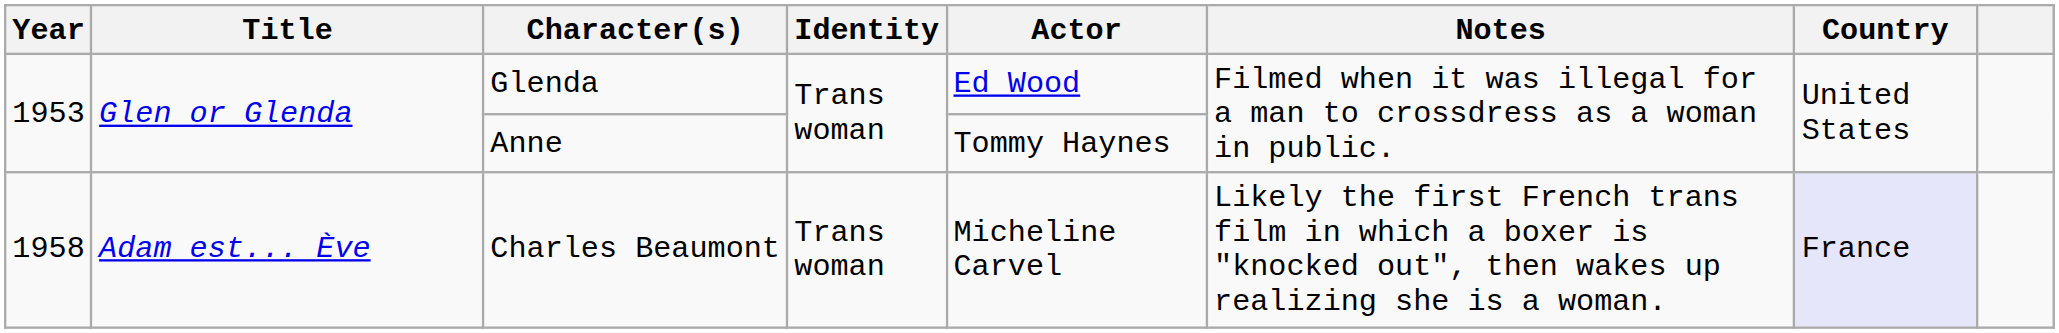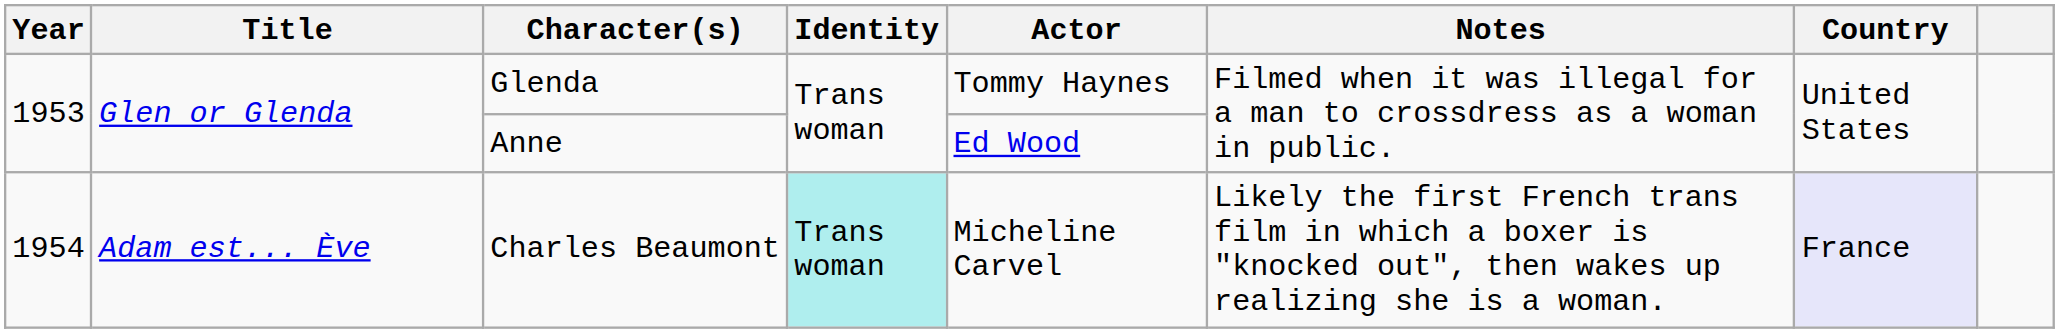(1017, 84) Ed Wood -> (1062, 84) Tommy Haynes
(1062, 143) Tommy Haynes -> (1017, 143) Ed Wood
(49, 250) 1958 -> (49, 250) 1954
(840, 250) no background -> (840, 250) paleturquoise background
